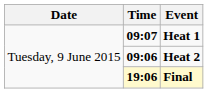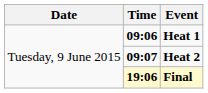(142, 35) 09:07 -> (142, 35) 09:06
(142, 56) 09:06 -> (142, 56) 09:07
